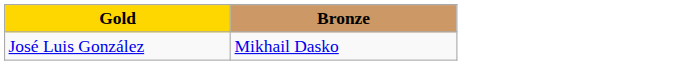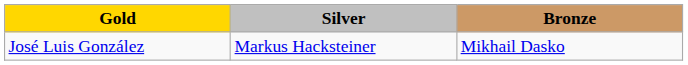+ column: (344, 18)
